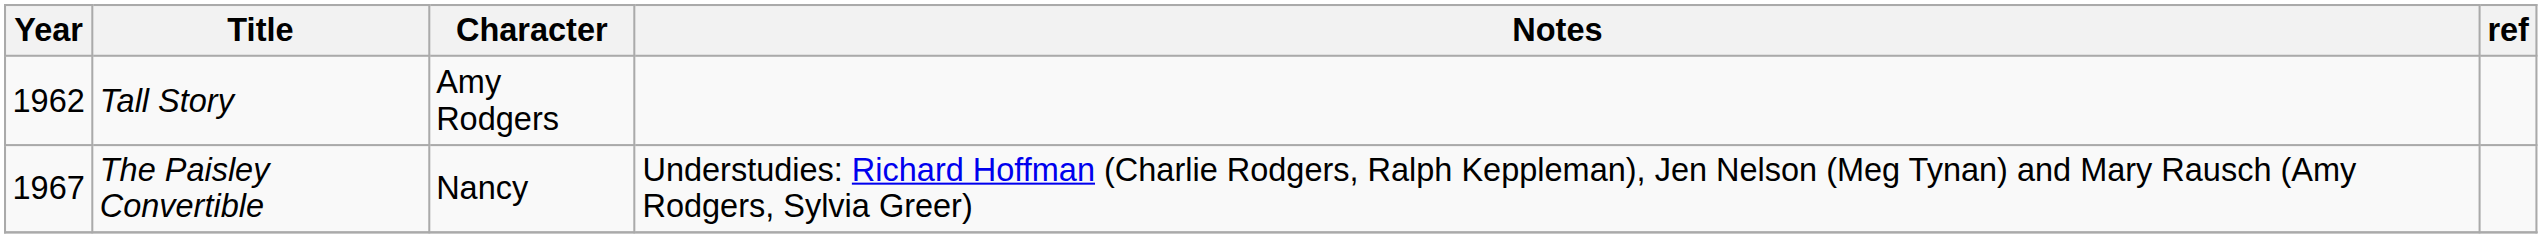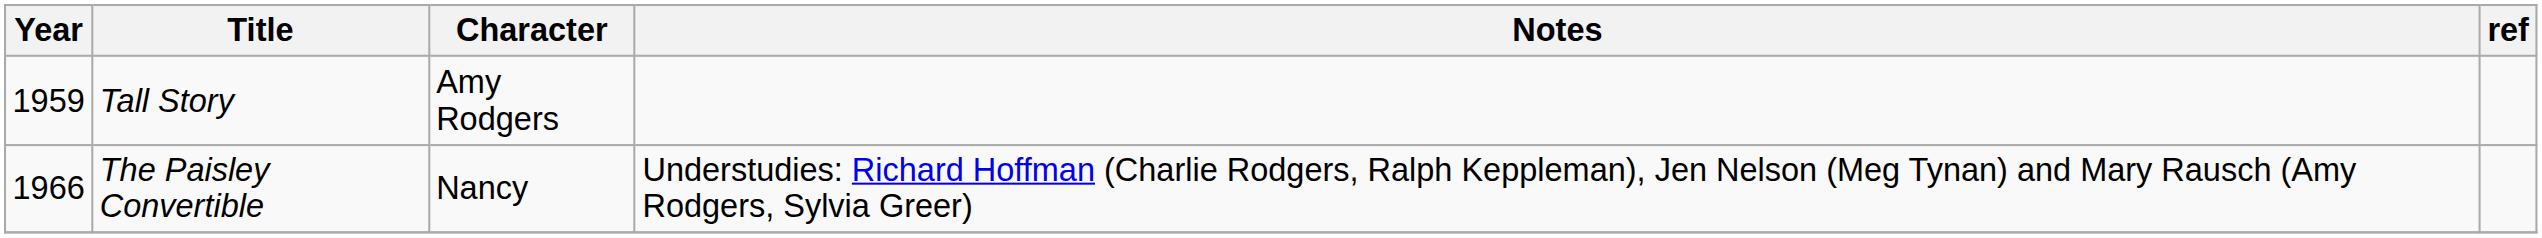(49, 100) 1962 -> (49, 100) 1959
(49, 188) 1967 -> (49, 188) 1966
